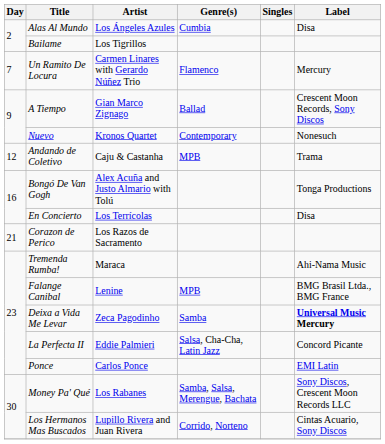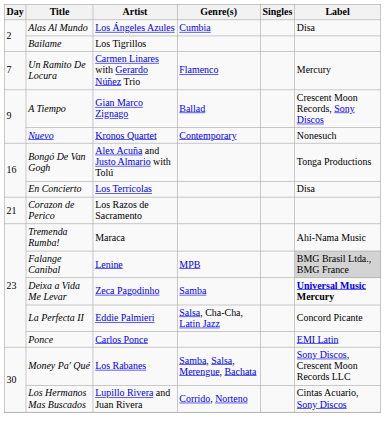- row: (52, 156)
(334, 291) no background -> (334, 264) lightgrey background
